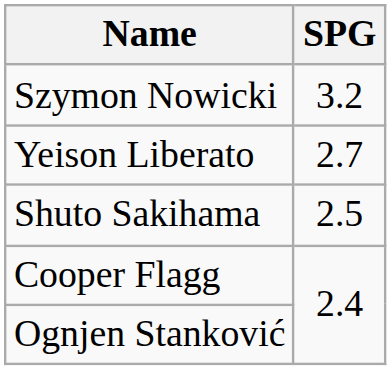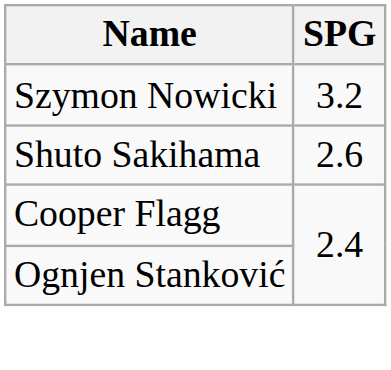- row: (134, 154)
(340, 214) 2.5 -> (340, 154) 2.6
